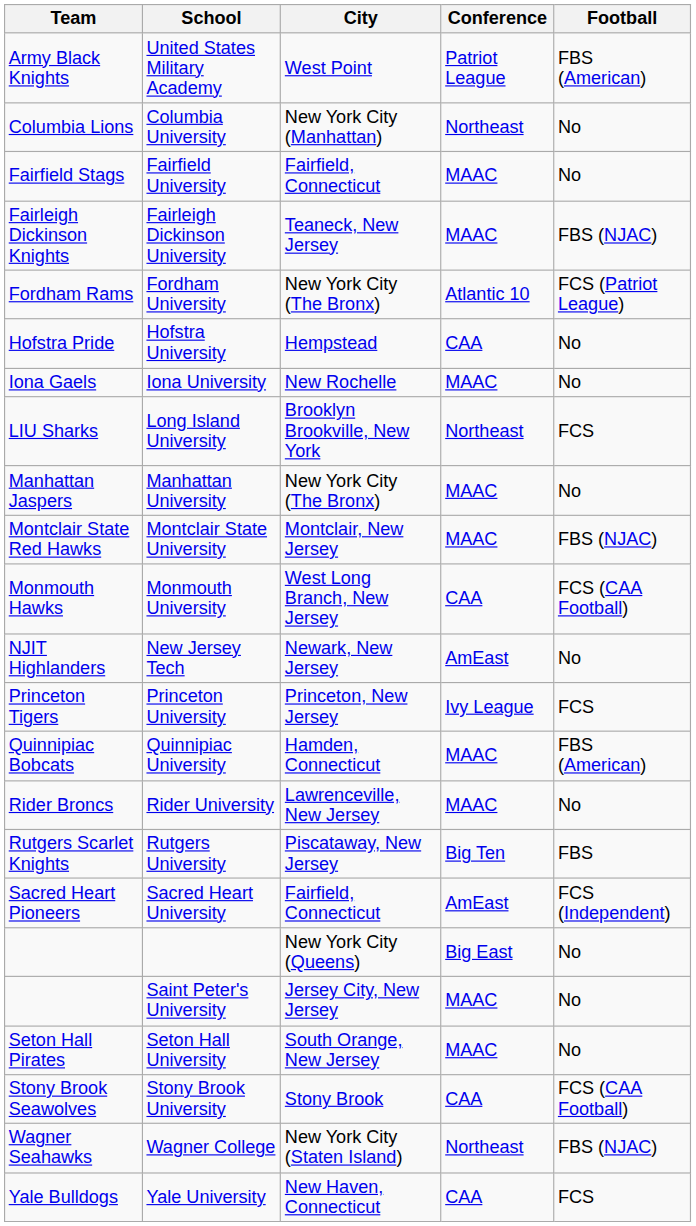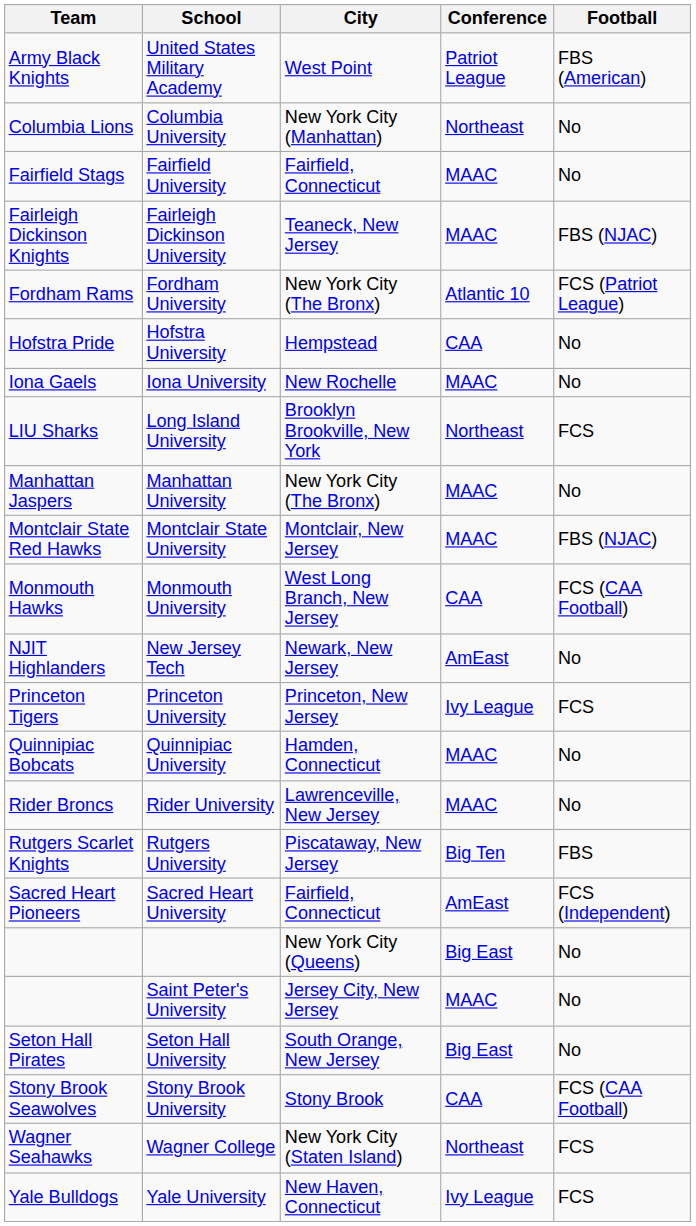(602, 755) FBS (American) -> (569, 755) No
(471, 1049) MAAC -> (479, 1049) Big East
(608, 1147) FBS (NJAC) -> (576, 1147) FCS
(464, 1197) CAA -> (489, 1197) Ivy League
